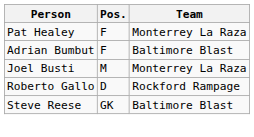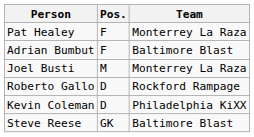+ row: (51, 105)
